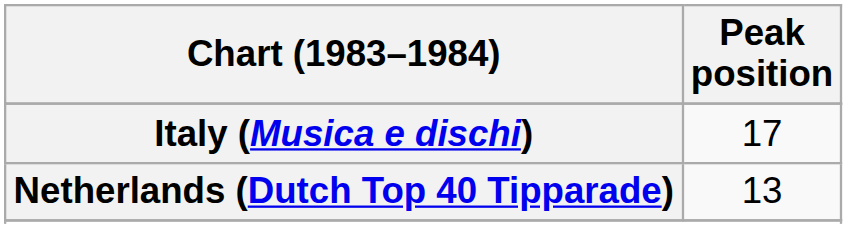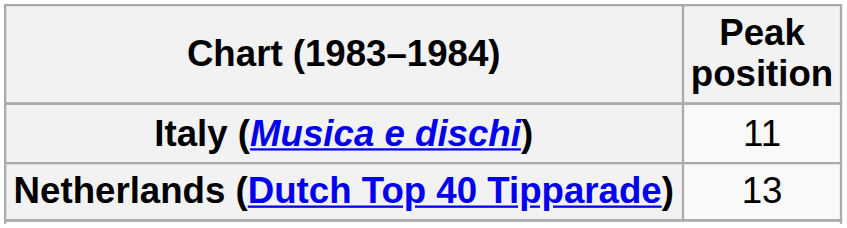(762, 132) 17 -> (762, 132) 11
